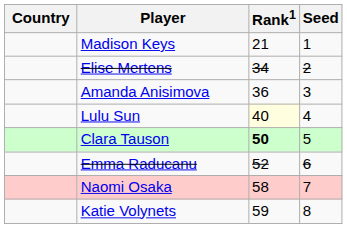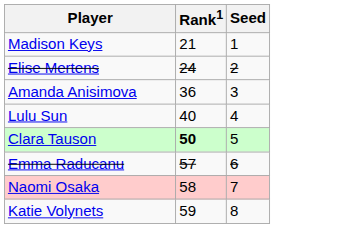- column: (41, 18)
(260, 68) 34 -> (188, 68) 24
(260, 115) lightyellow background -> (188, 115) no background
(260, 163) 52 -> (188, 163) 57
